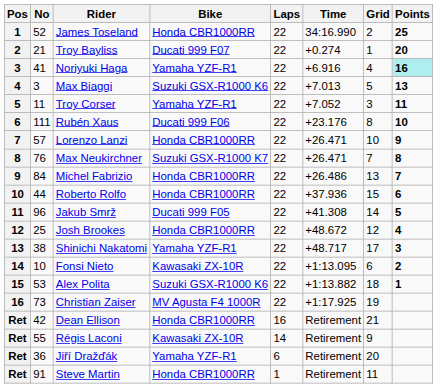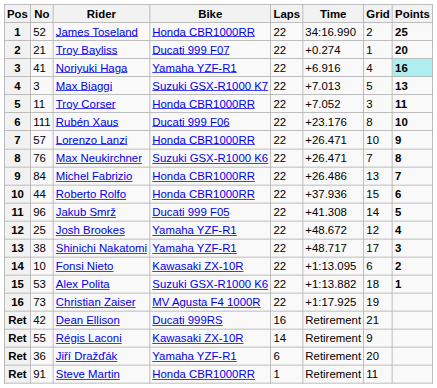(210, 86) Suzuki GSX-R1000 K6 -> (210, 86) Suzuki GSX-R1000 K7
(195, 104) Yamaha YZF-R1 -> (204, 104) Honda CBR1000RR
(210, 158) Suzuki GSX-R1000 K7 -> (210, 158) Suzuki GSX-R1000 K6
(204, 230) Honda CBR1000RR -> (195, 230) Yamaha YZF-R1
(204, 320) Honda CBR1000RR -> (187, 320) Ducati 999RS
